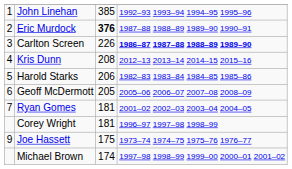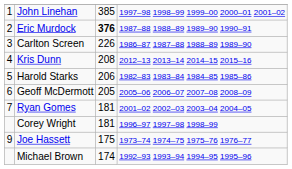(185, 12) 1992–93 1993–94 1994–95 1995–96 -> (202, 12) 1997–98 1998–99 1999–00 2000–01 2001–02
(185, 44) bold -> (185, 44) normal
(202, 156) 1997–98 1998–99 1999–00 2000–01 2001–02 -> (185, 156) 1992–93 1993–94 1994–95 1995–96
